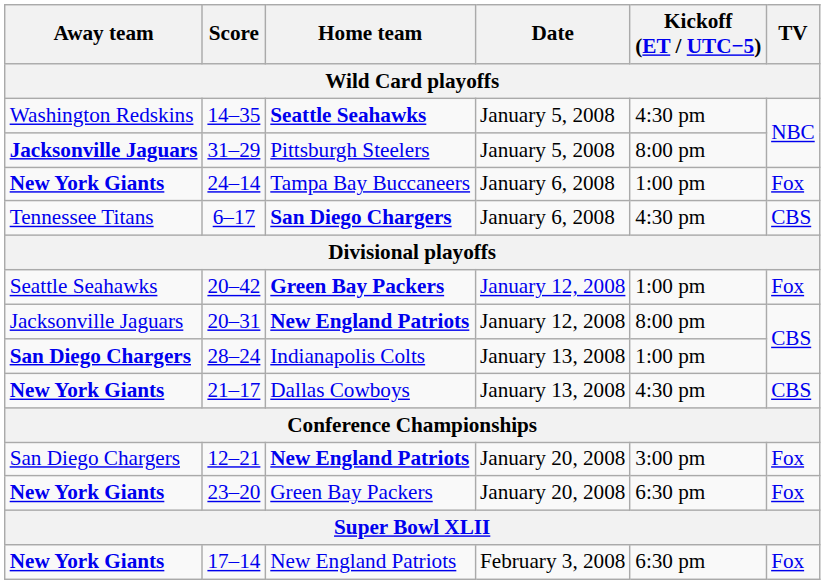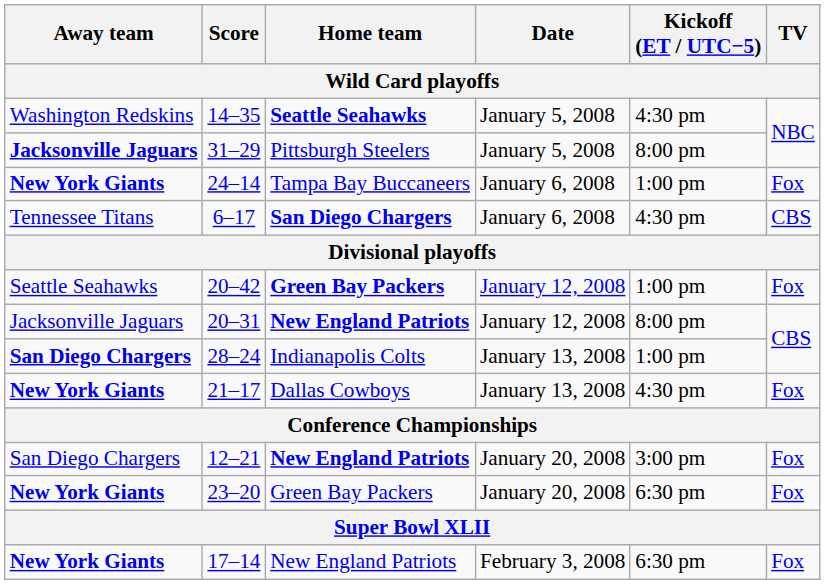(791, 389) CBS -> (788, 389) Fox
